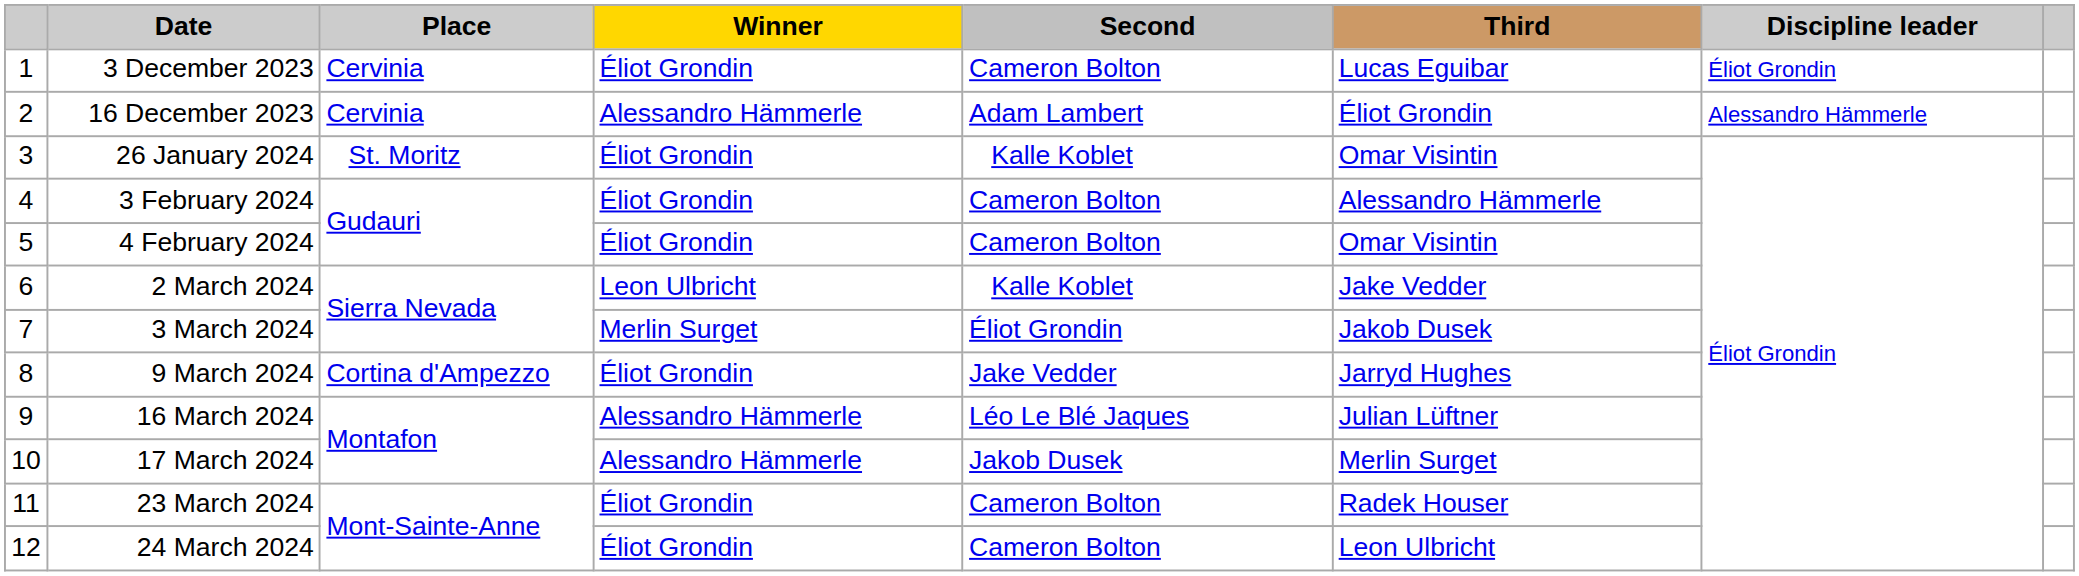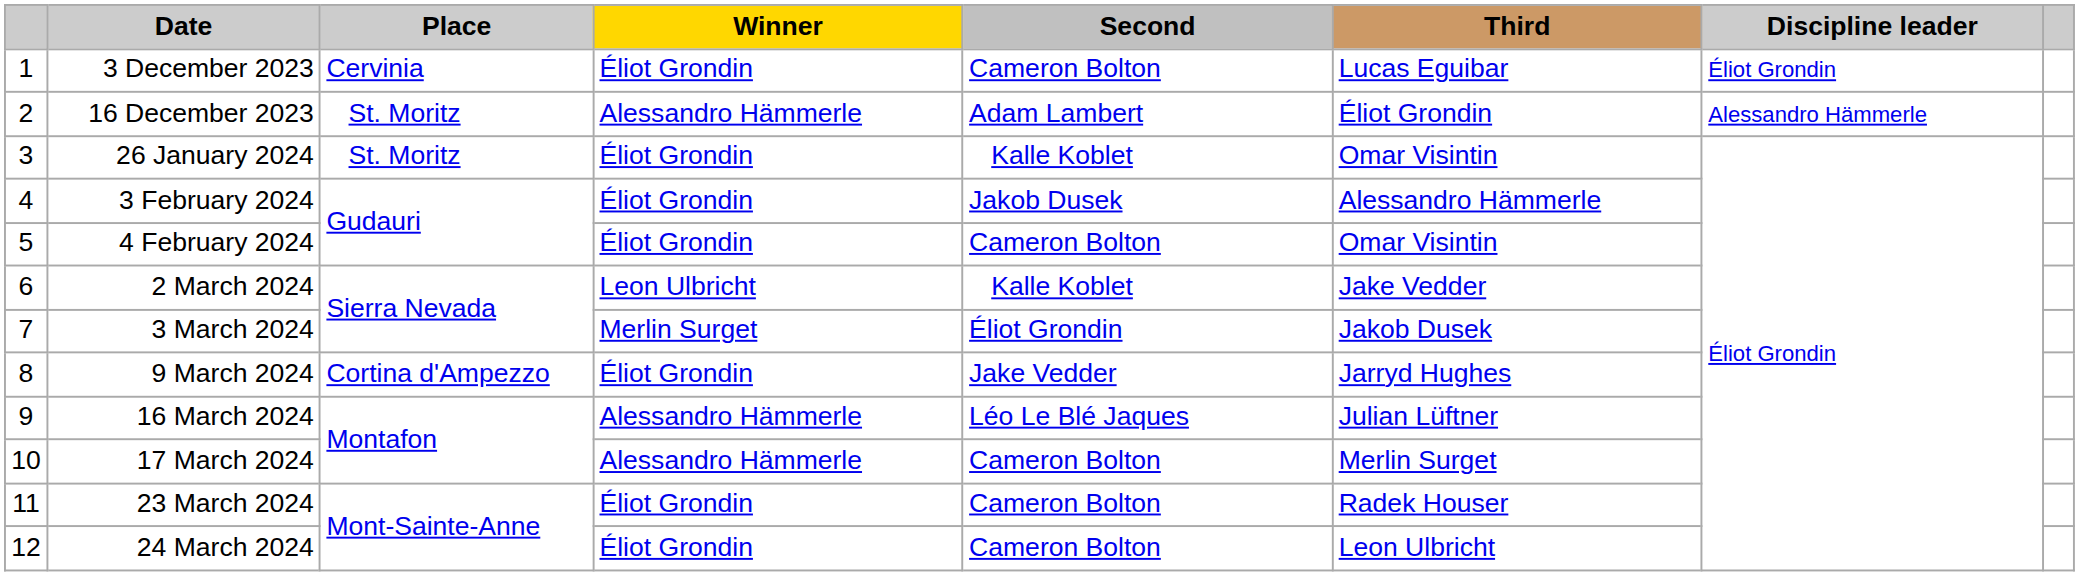(375, 112) Cervinia -> (393, 112) St. Moritz
(1065, 199) Cameron Bolton -> (1046, 199) Jakob Dusek
(1046, 460) Jakob Dusek -> (1065, 460) Cameron Bolton
